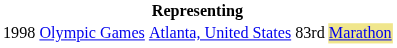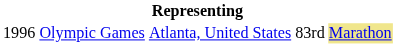(19, 33) 1998 -> (19, 33) 1996
